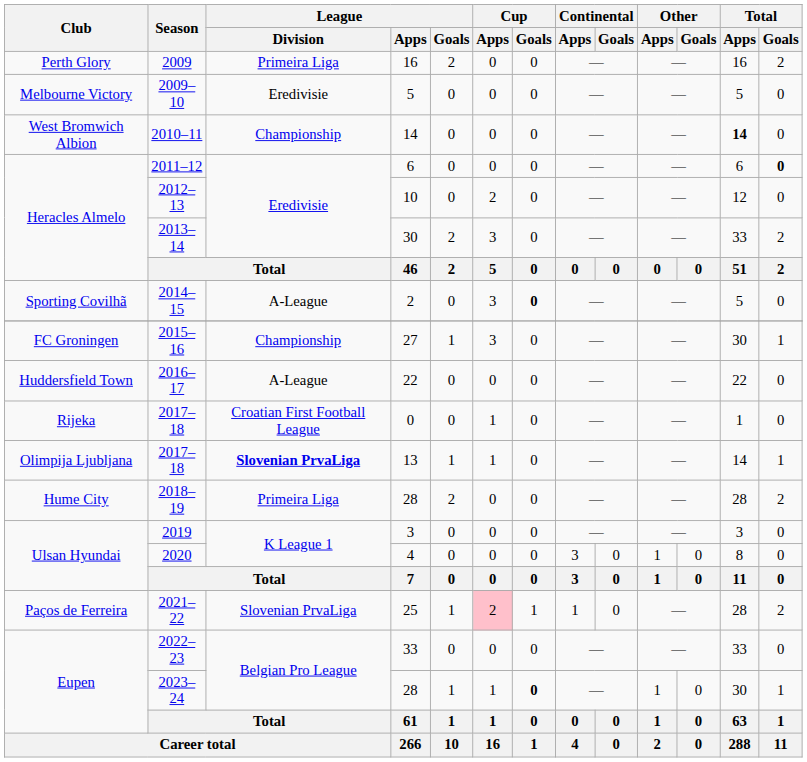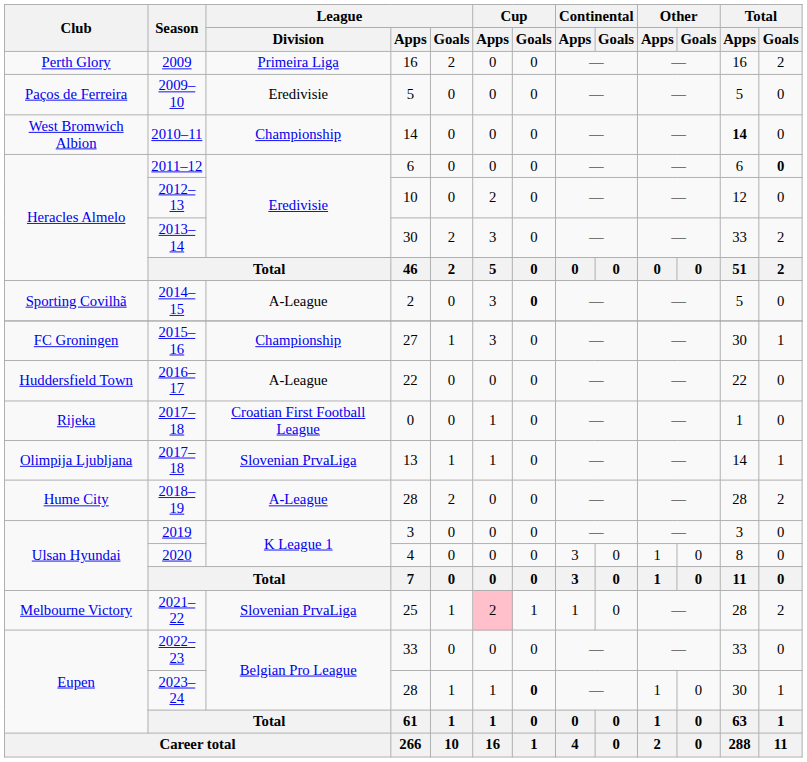(76, 94) Melbourne Victory -> (76, 94) Paços de Ferreira
(298, 460) bold -> (298, 460) normal
(298, 500) Primeira Liga -> (298, 500) A-League
(76, 610) Paços de Ferreira -> (76, 610) Melbourne Victory
